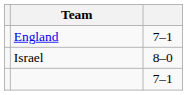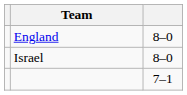(163, 36) 7–1 -> (163, 36) 8–0
